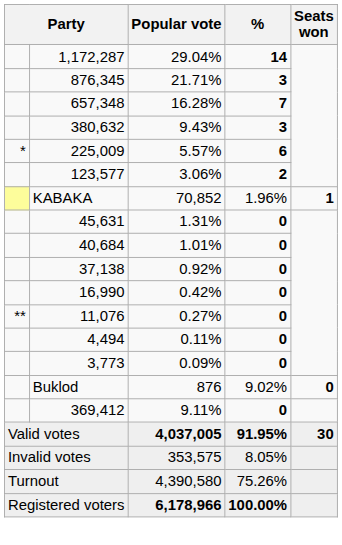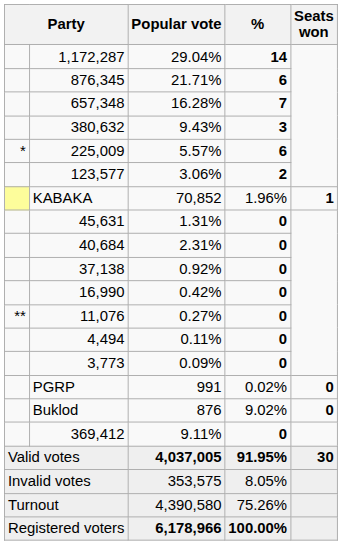(283, 80) 3 -> (283, 80) 6
(200, 245) 1.01% -> (200, 245) 2.31%
+ row: (54, 387)
